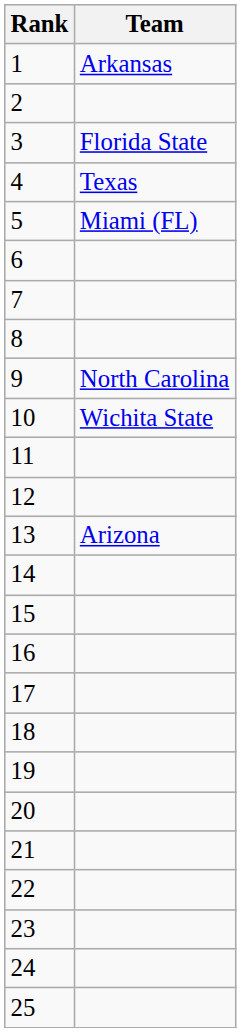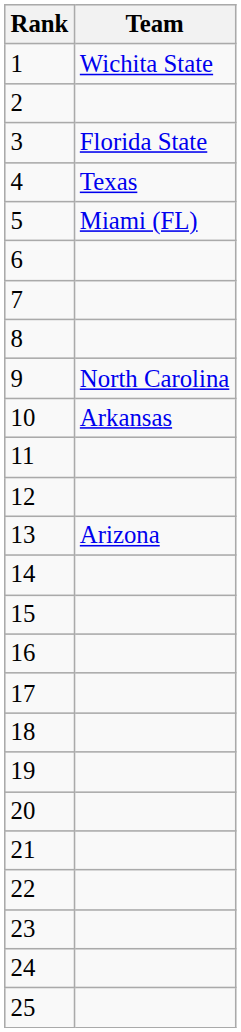(126, 63) Arkansas -> (146, 63) Wichita State
(146, 417) Wichita State -> (126, 417) Arkansas
